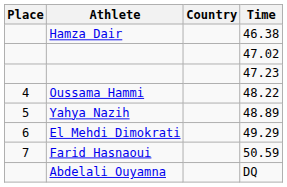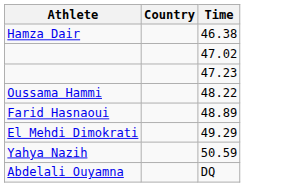- column: (26, 14)
(90, 113) Yahya Nazih -> (58, 113) Farid Hasnaoui
(100, 152) Farid Hasnaoui -> (47, 152) Yahya Nazih
